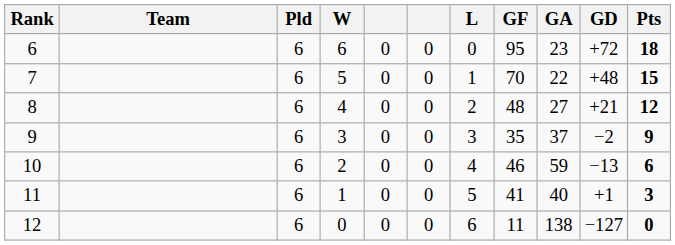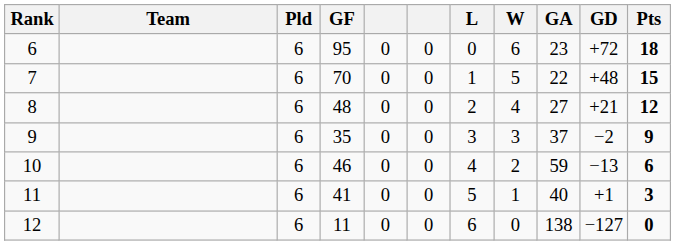columns swapped: (342, 19) <-> (515, 19)
